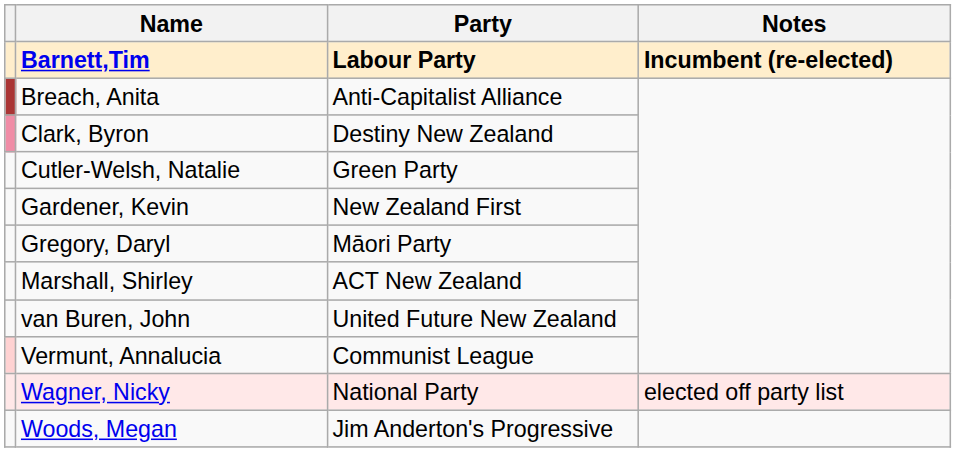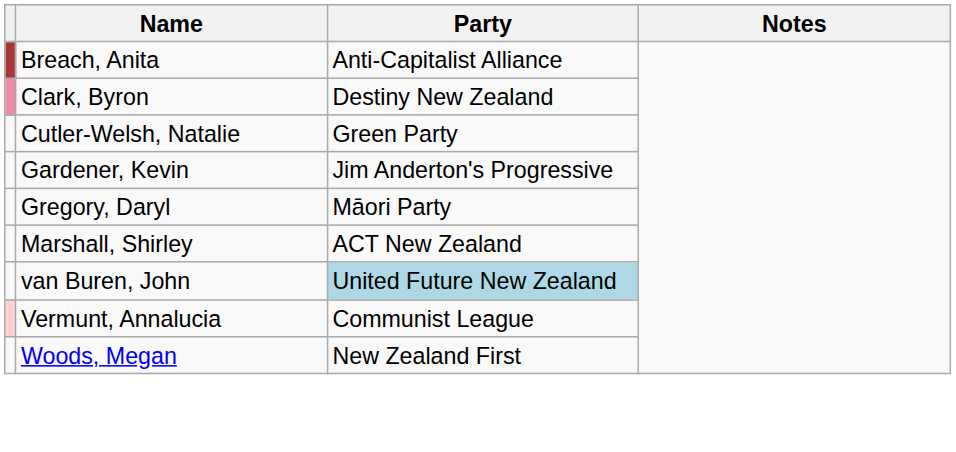- row: (85, 60)
(427, 207) New Zealand First -> (473, 171) Jim Anderton's Progressive
(475, 318) no background -> (475, 281) lightblue background
- row: (95, 392)
(473, 428) Jim Anderton's Progressive -> (427, 355) New Zealand First
